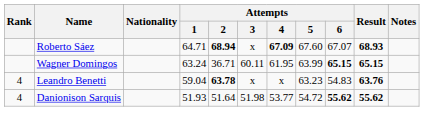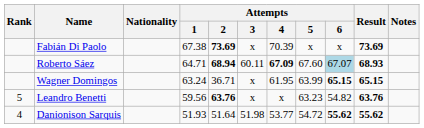+ row: (72, 47)
(252, 47) x -> (252, 64) 60.11
(340, 47) no background -> (340, 64) lightblue background
(252, 64) 60.11 -> (252, 81) x
(19, 81) 4 -> (19, 98) 5
(194, 81) 59.04 -> (194, 98) 59.56
(223, 81) 63.78 -> (223, 98) 63.76
(340, 81) 54.83 -> (340, 98) 54.82
